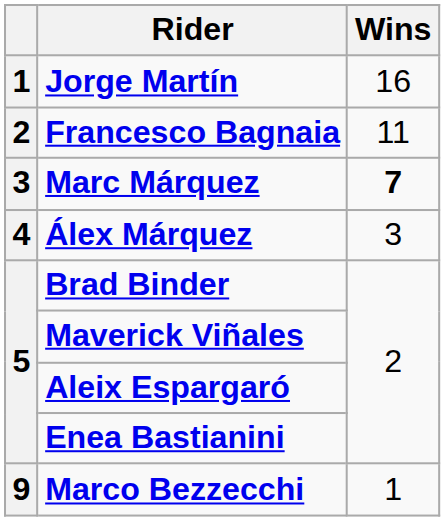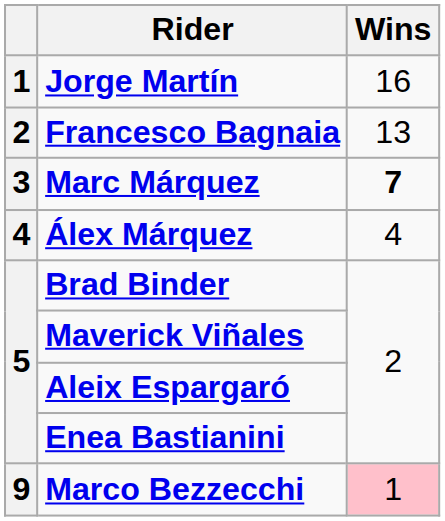(393, 132) 11 -> (393, 132) 13
(393, 234) 3 -> (393, 234) 4
(393, 489) no background -> (393, 489) pink background
